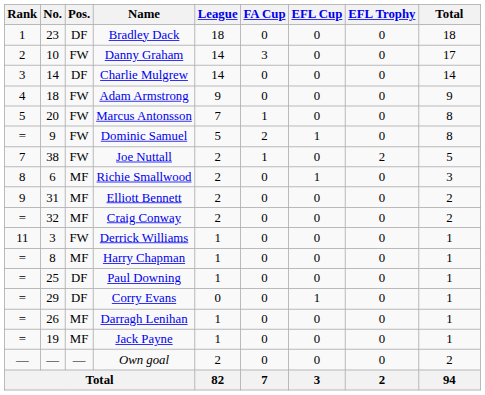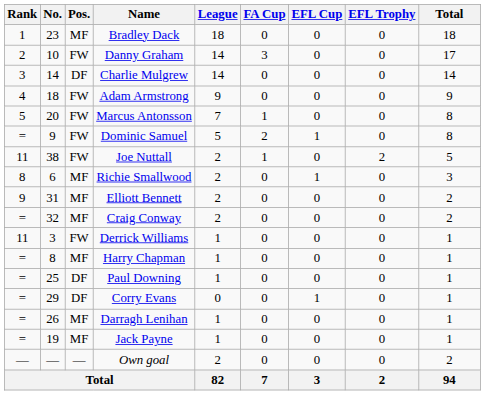(79, 34) DF -> (79, 34) MF
(22, 156) 7 -> (22, 156) 11
